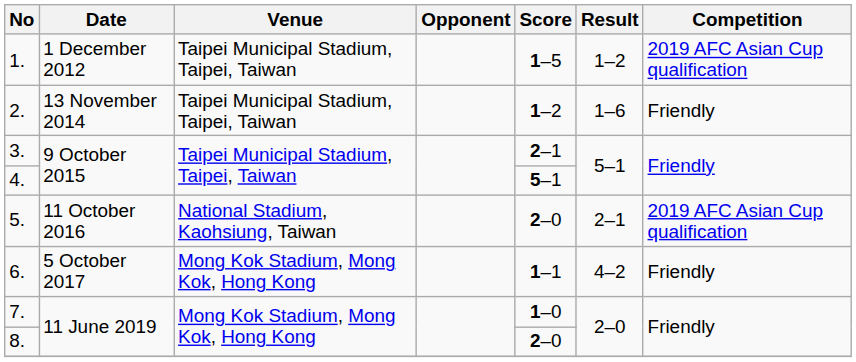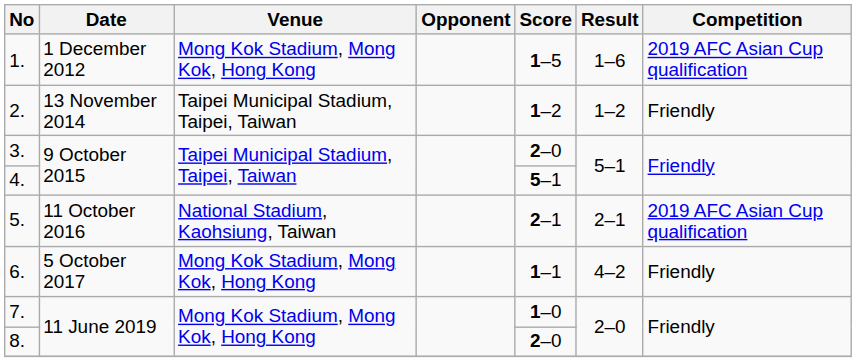(285, 59) Taipei Municipal Stadium, Taipei, Taiwan -> (287, 59) Mong Kok Stadium, Mong Kok, Hong Kong
(610, 59) 1–2 -> (610, 59) 1–6
(610, 110) 1–6 -> (610, 110) 1–2
(546, 150) 2–1 -> (546, 150) 2–0
(546, 220) 2–0 -> (546, 220) 2–1
